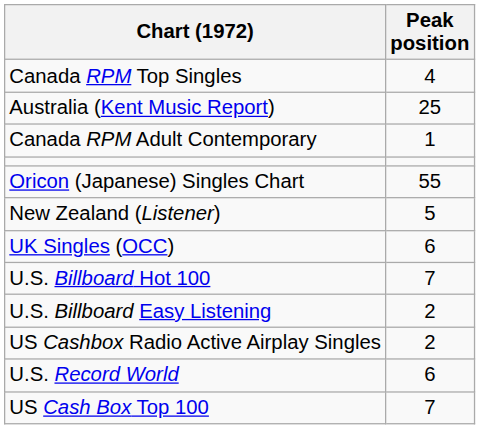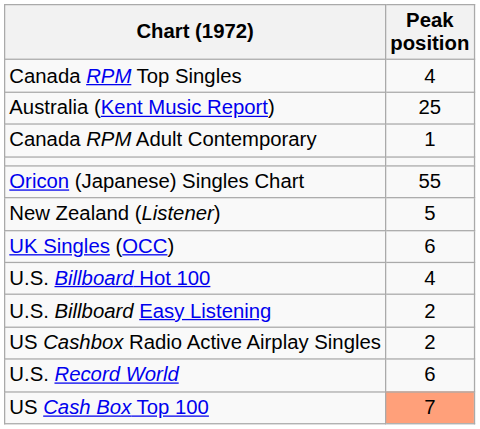(430, 278) 7 -> (430, 278) 4
(430, 407) no background -> (430, 407) lightsalmon background
